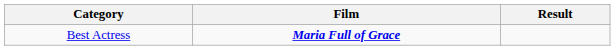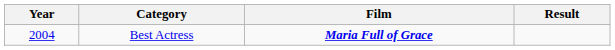+ column: (42, 14)
